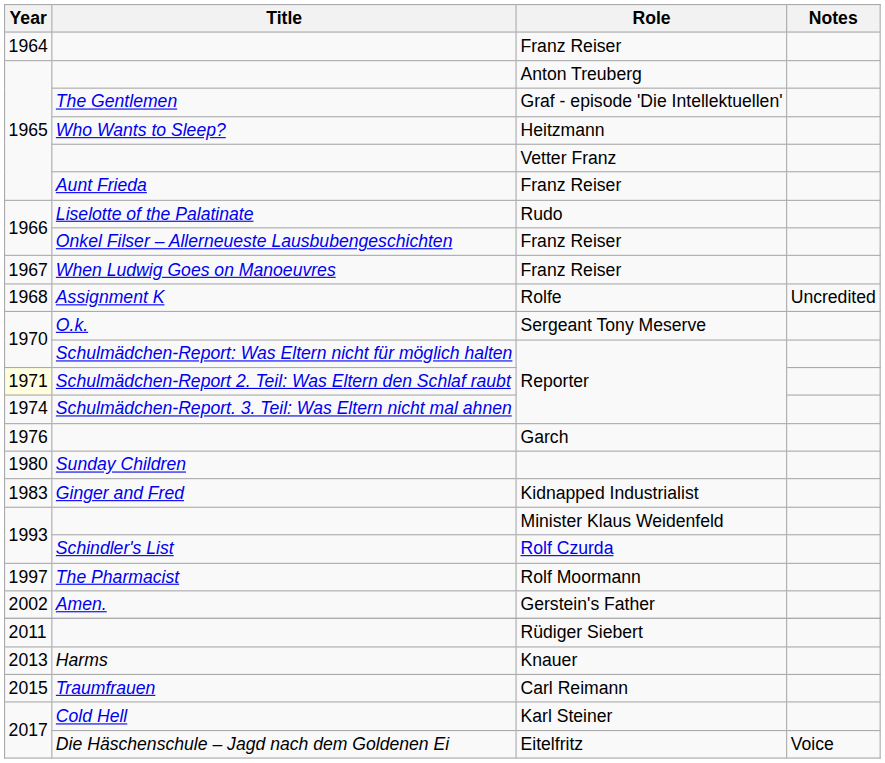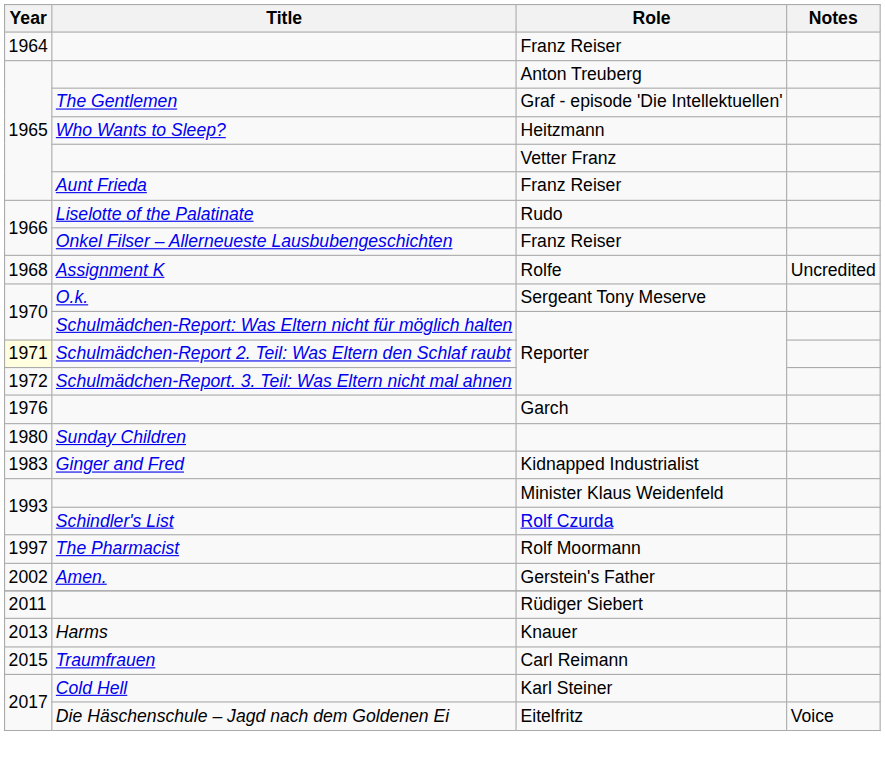- row: (196, 269)
(28, 409) 1974 -> (28, 381) 1972
